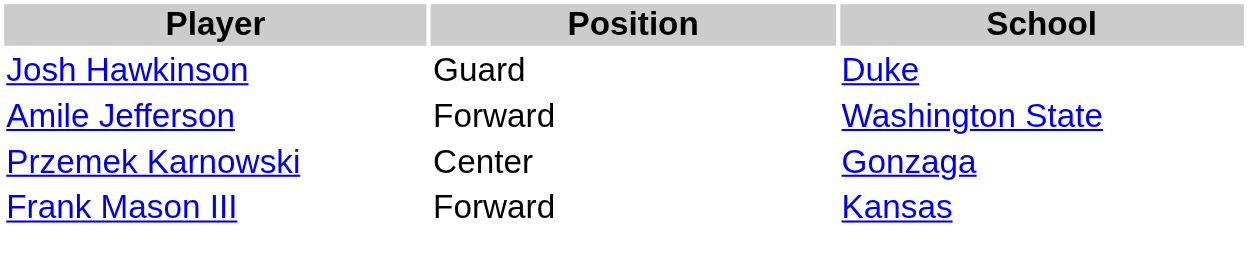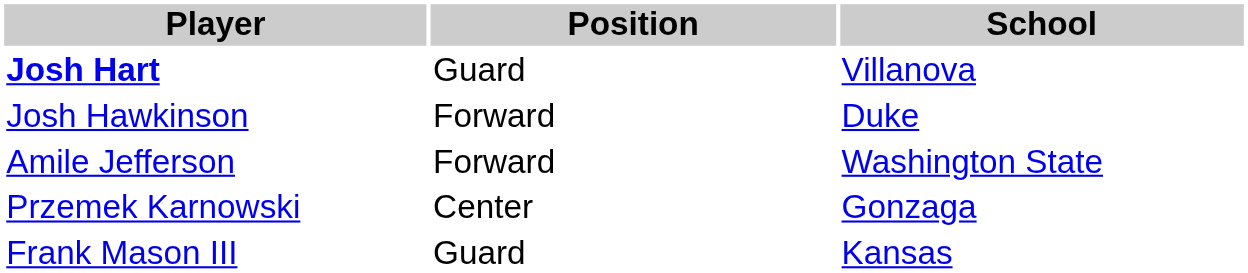+ row: (83, 70)
(479, 70) Guard -> (494, 115) Forward
(494, 207) Forward -> (479, 253) Guard
